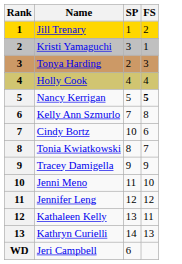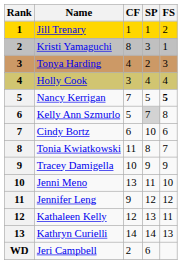+ column: (133, 13)
(129, 115) no background -> (148, 115) lightgrey background
